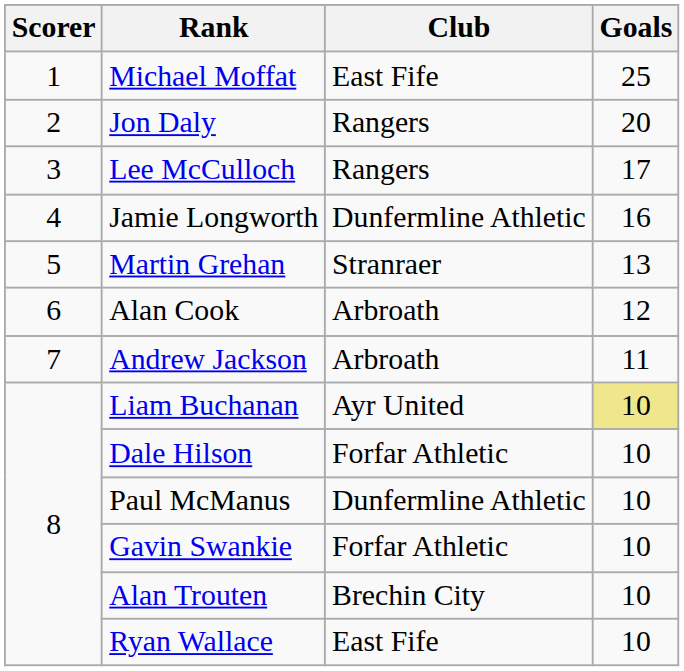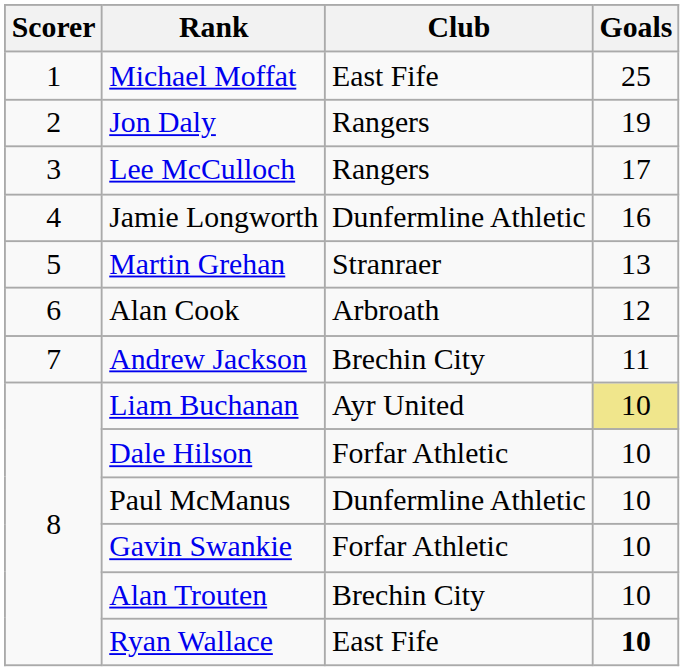(636, 122) 20 -> (636, 122) 19
(386, 358) Arbroath -> (409, 358) Brechin City
(636, 641) normal -> (636, 641) bold
